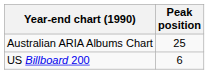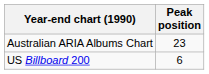(179, 43) 25 -> (179, 43) 23
